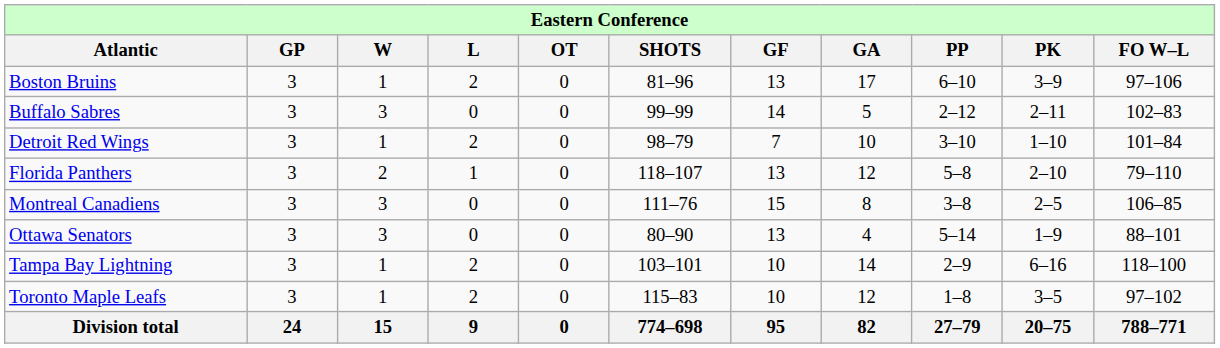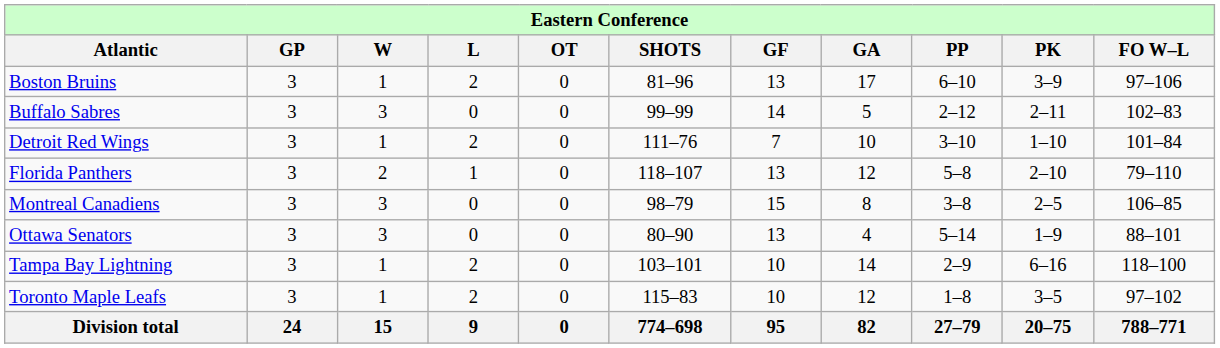(670, 142) 98–79 -> (670, 142) 111–76
(670, 203) 111–76 -> (670, 203) 98–79
